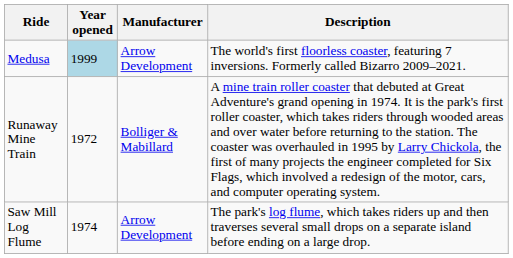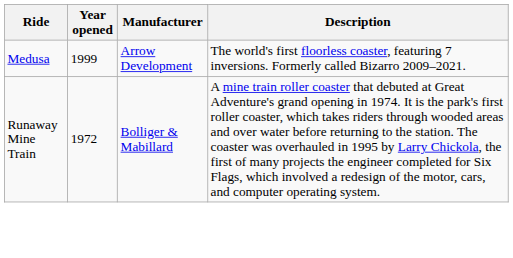(84, 58) lightblue background -> (84, 58) no background
- row: (32, 227)
